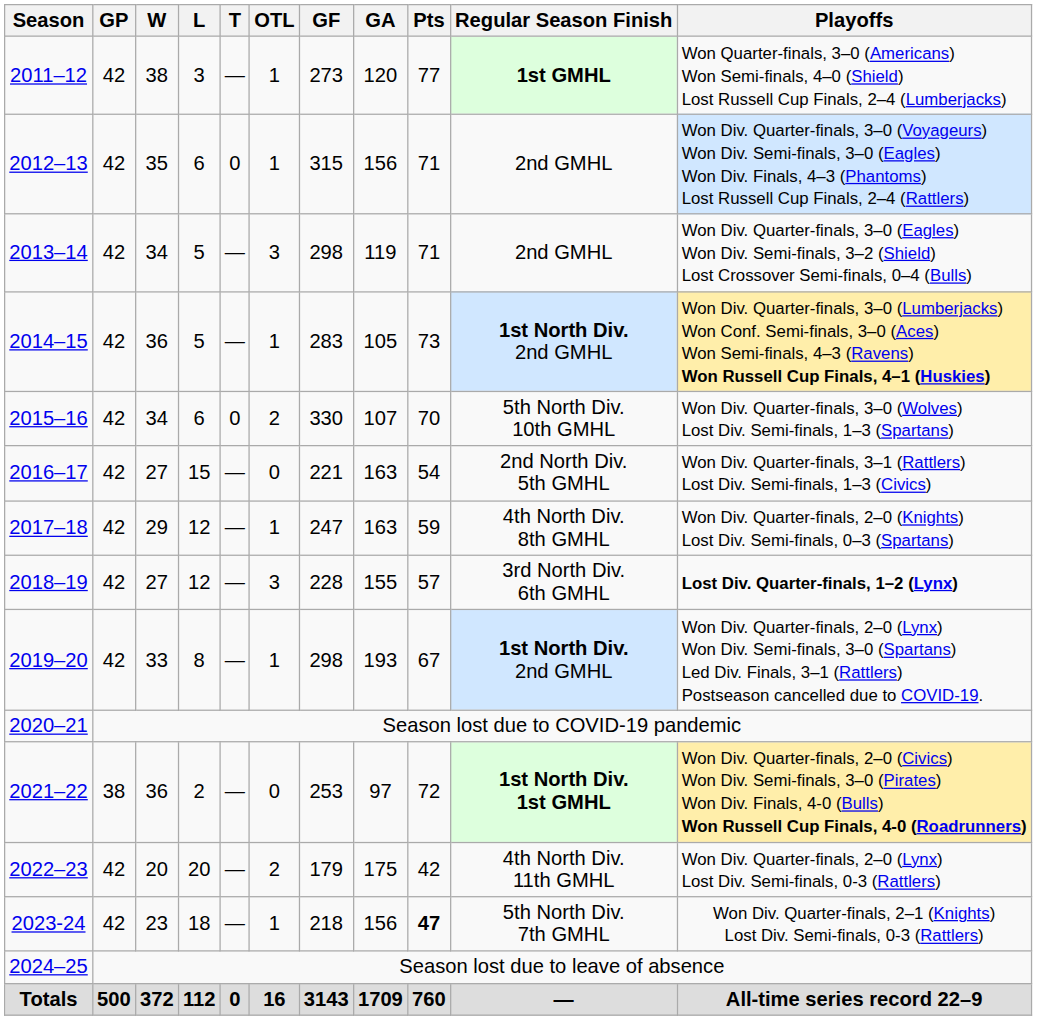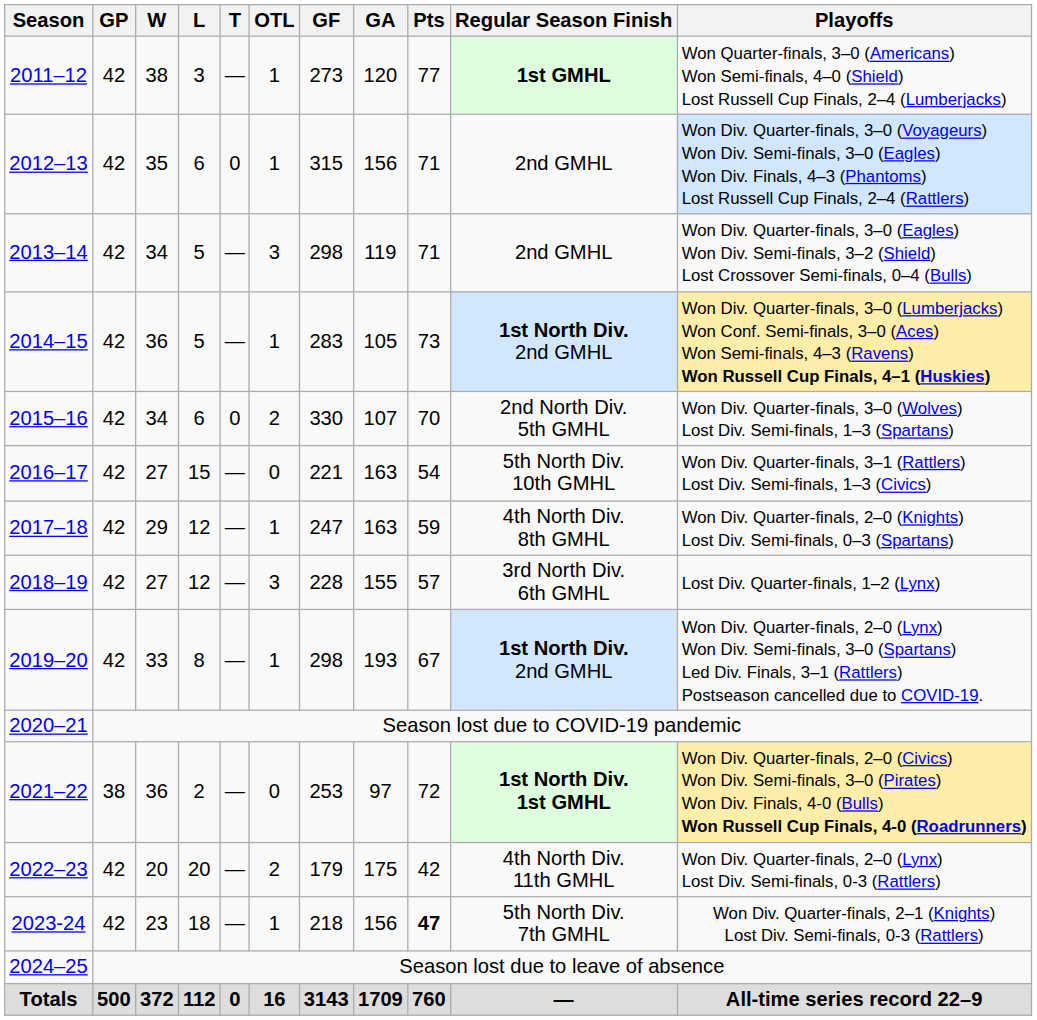(564, 418) 5th North Div. 10th GMHL -> (564, 418) 2nd North Div. 5th GMHL
(564, 473) 2nd North Div. 5th GMHL -> (564, 473) 5th North Div. 10th GMHL
(820, 582) bold -> (811, 583) normal
